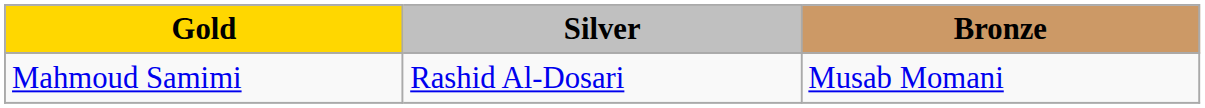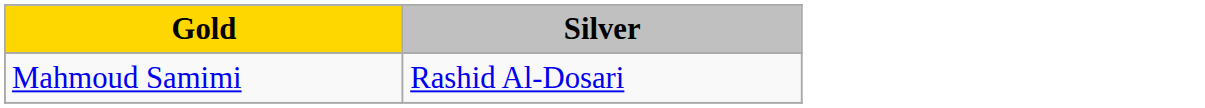- column: (1000, 28)
